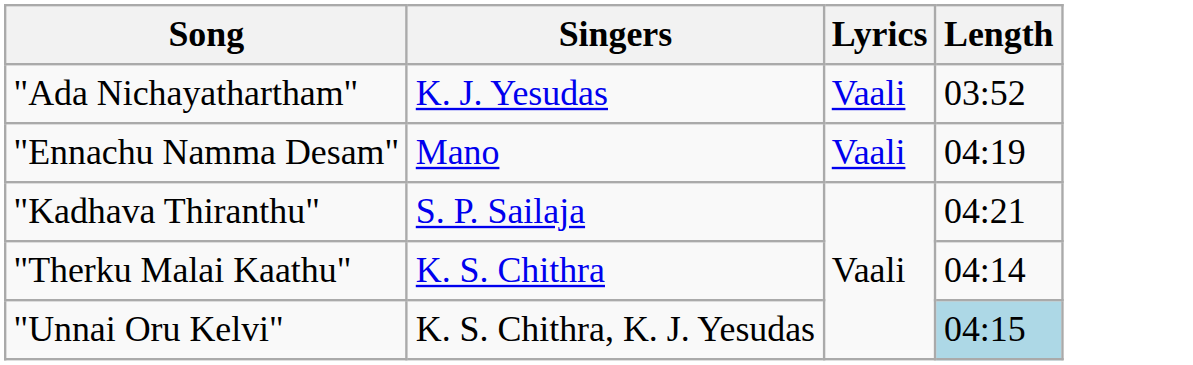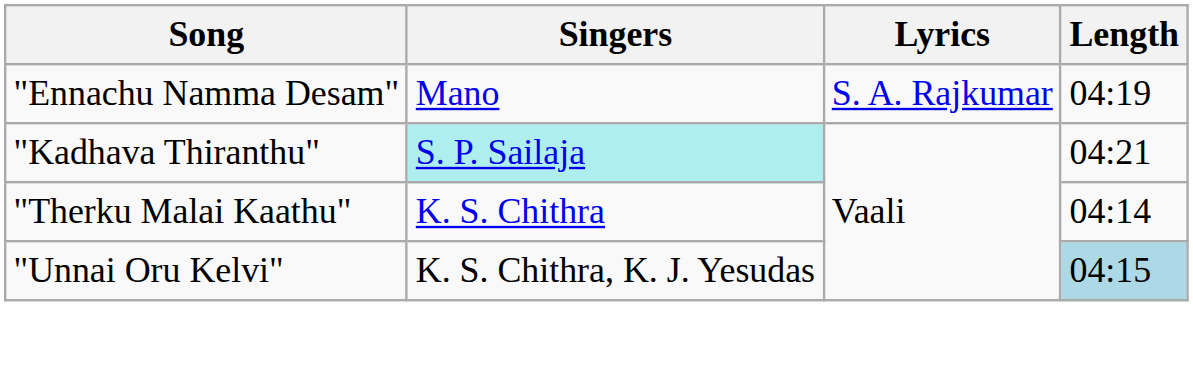- row: (186, 93)
(869, 152) Vaali -> (942, 93) S. A. Rajkumar
(500, 211) no background -> (500, 152) paleturquoise background
